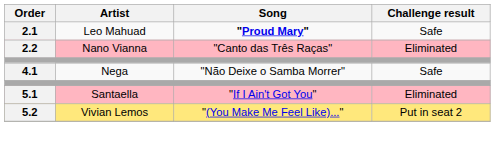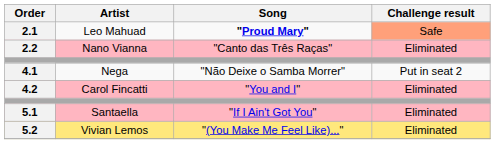(431, 31) no background -> (431, 31) lightsalmon background
(431, 71) Safe -> (431, 71) Put in seat 2
+ row: (30, 89)
(431, 112) Put in seat 2 -> (431, 130) Eliminated
